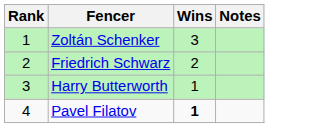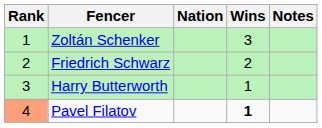+ column: (200, 16)
(26, 110) no background -> (26, 110) lightsalmon background
